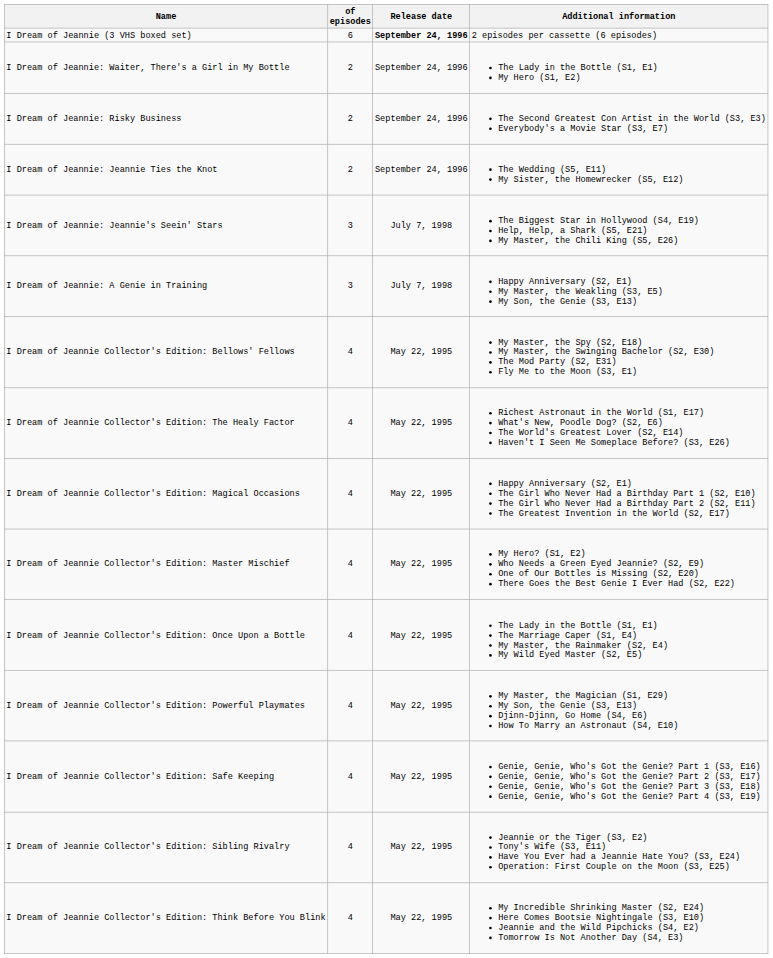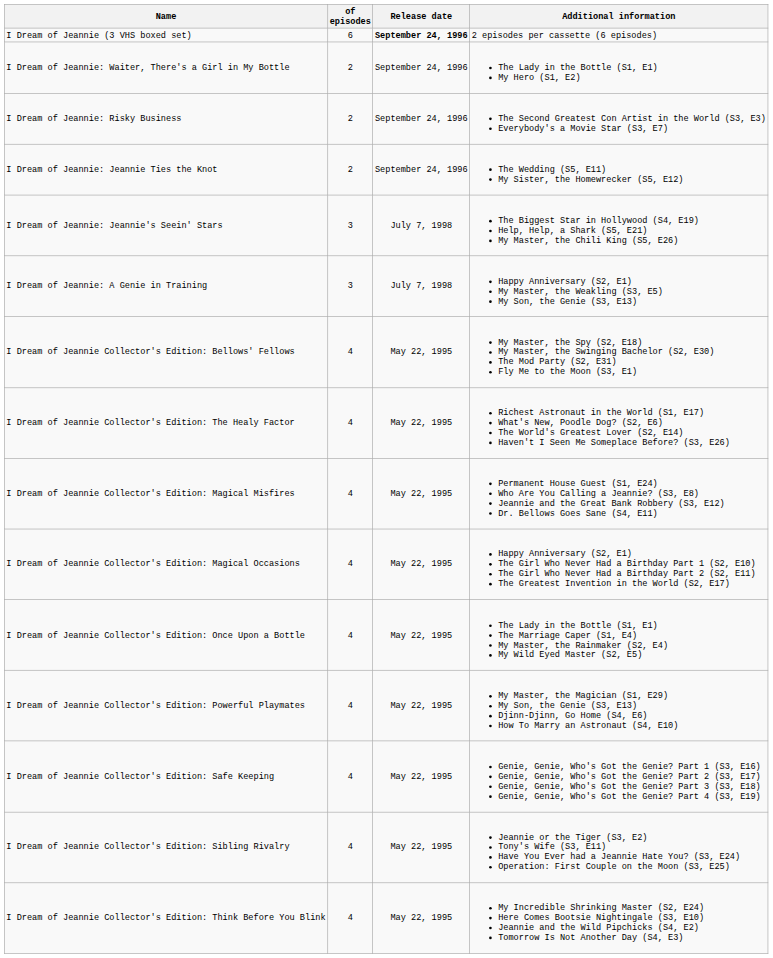+ row: (151, 494)
- row: (148, 564)
